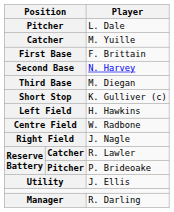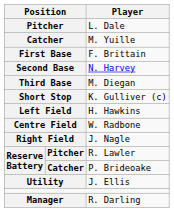(66, 153) Catcher -> (66, 153) Pitcher
(66, 168) Pitcher -> (66, 168) Catcher
